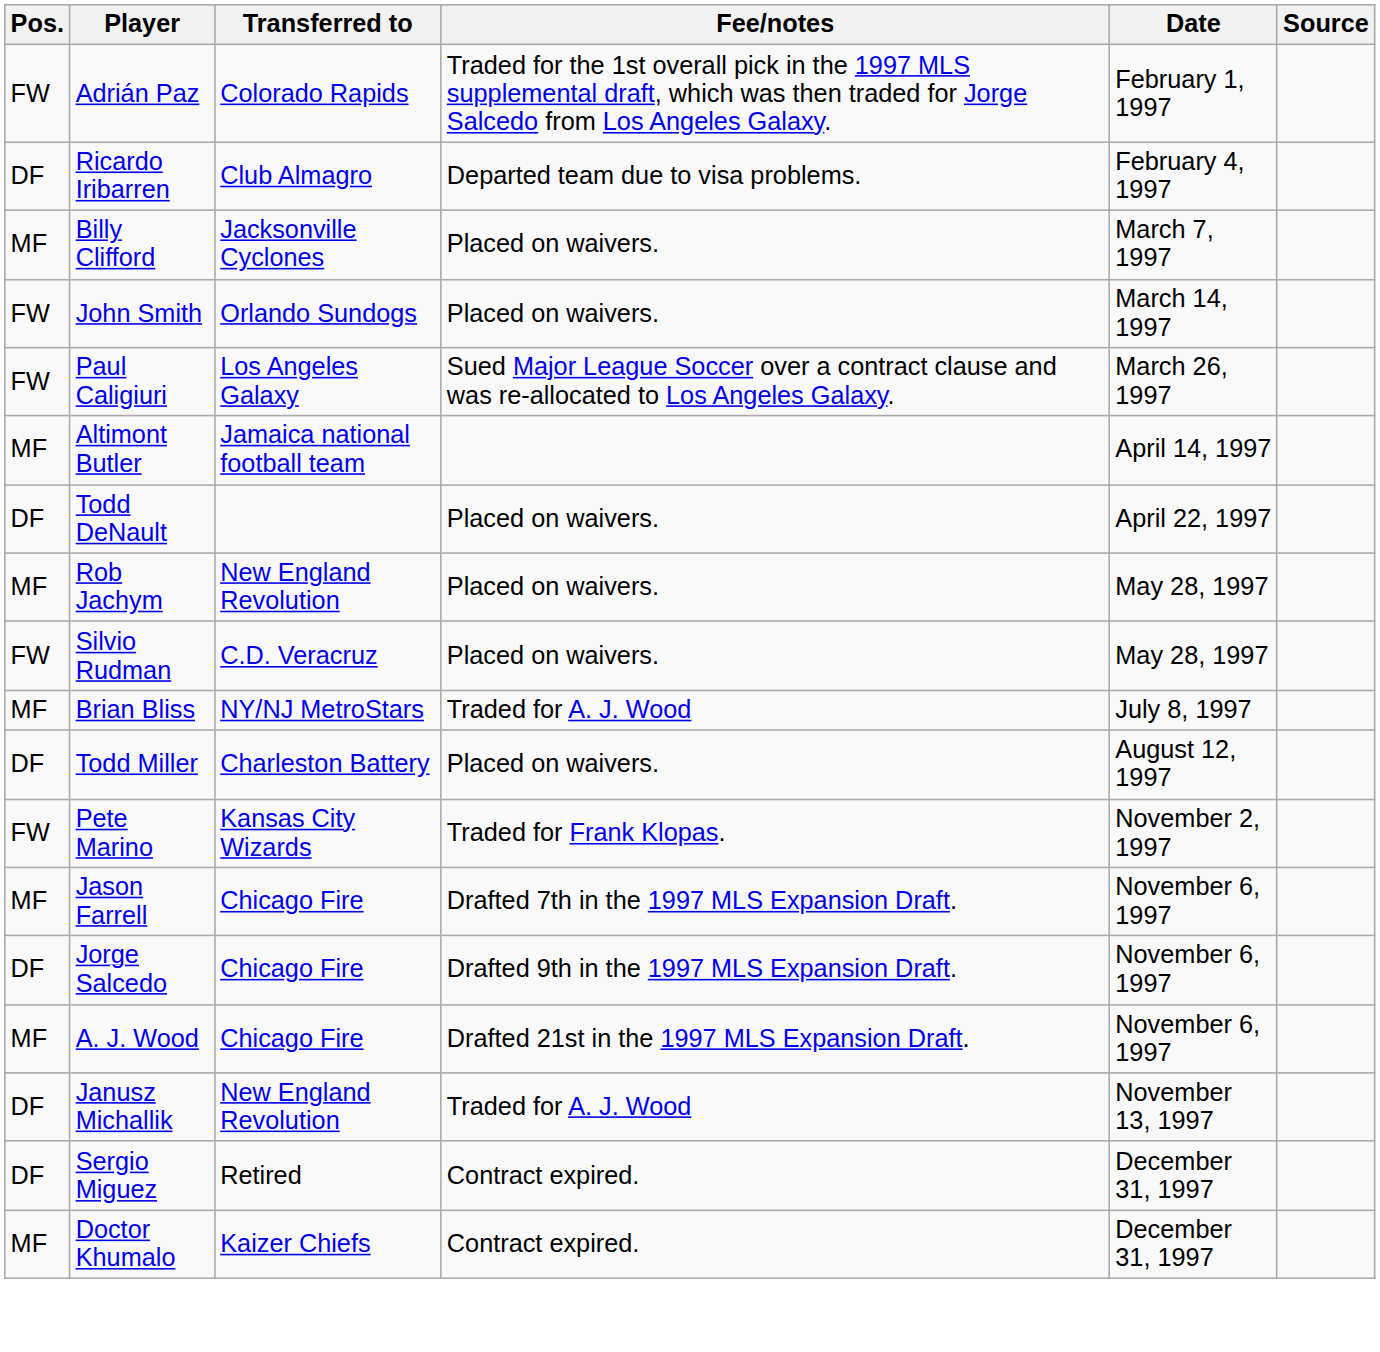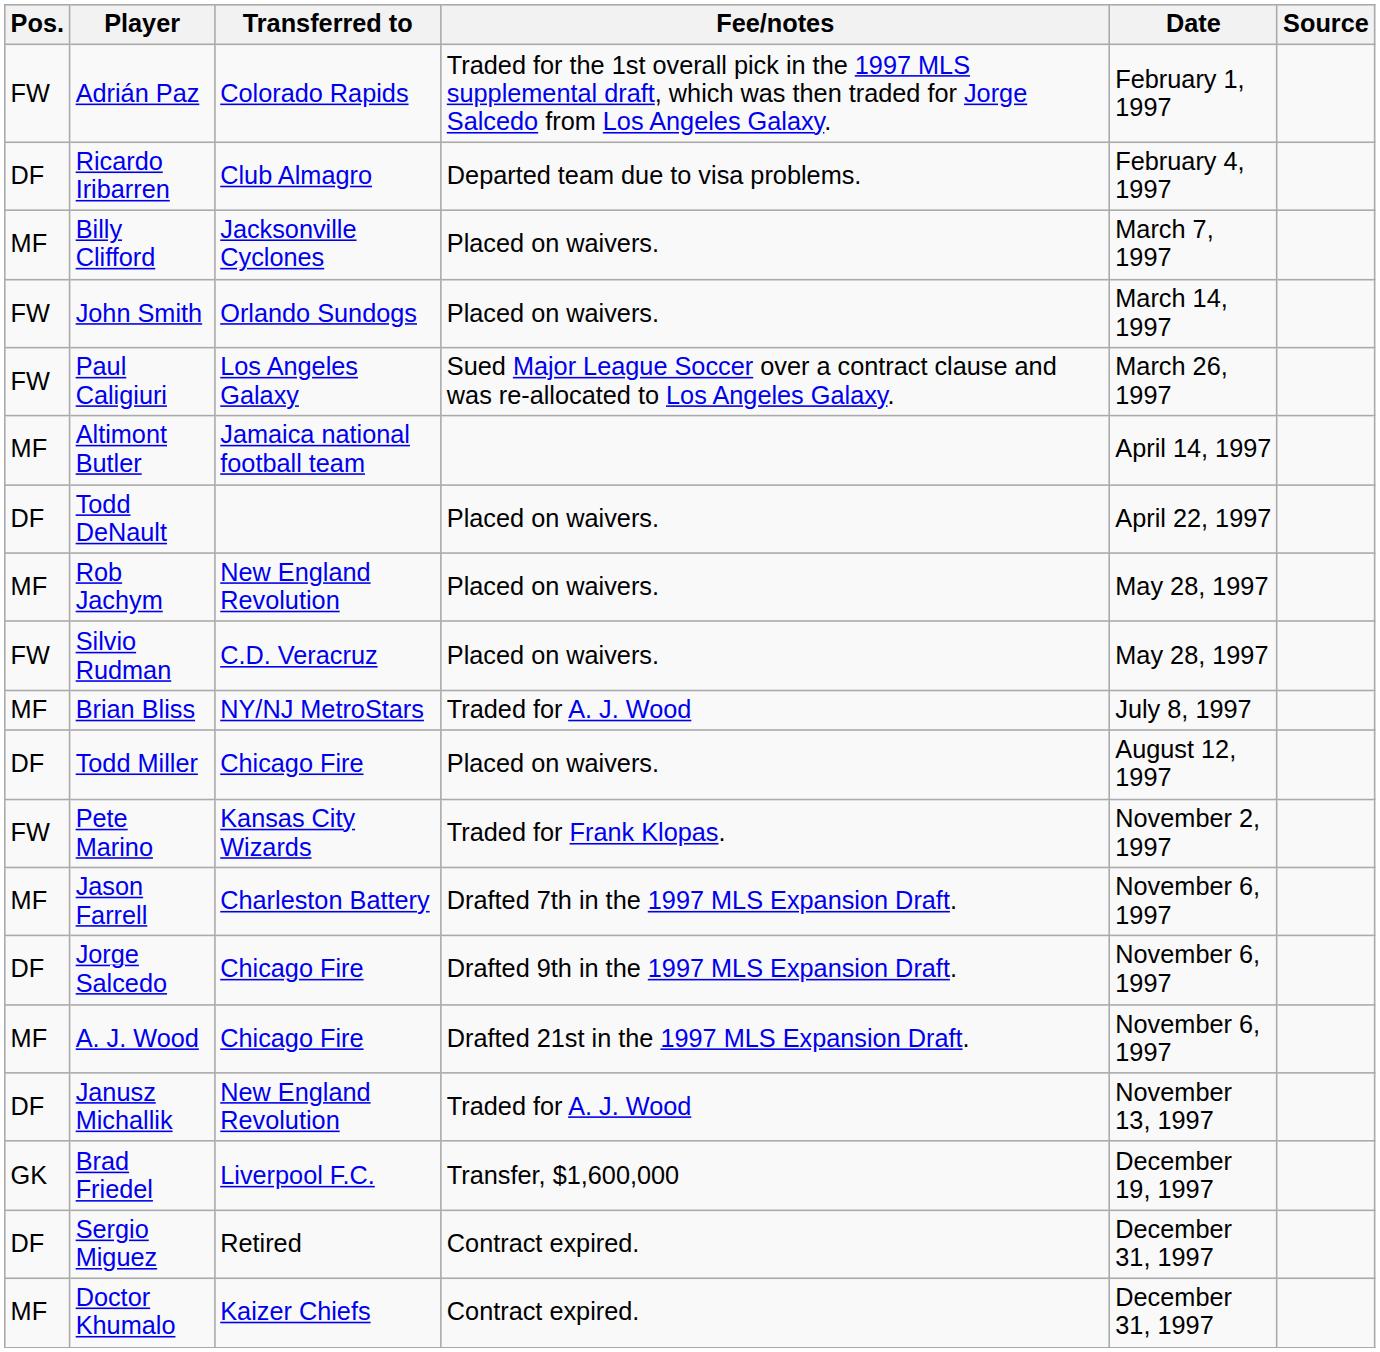(325, 764) Charleston Battery -> (292, 764) Chicago Fire
(292, 901) Chicago Fire -> (325, 901) Charleston Battery
+ row: (114, 1175)
